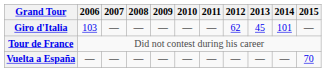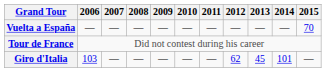rows swapped: (41, 28) <-> (41, 59)
